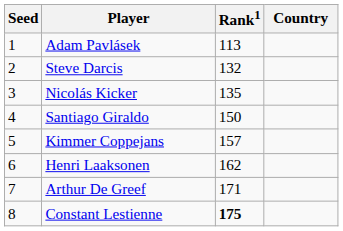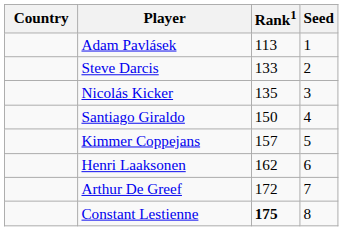columns swapped: (301, 18) <-> (23, 18)
(230, 68) 132 -> (266, 68) 133
(230, 189) 171 -> (266, 189) 172
